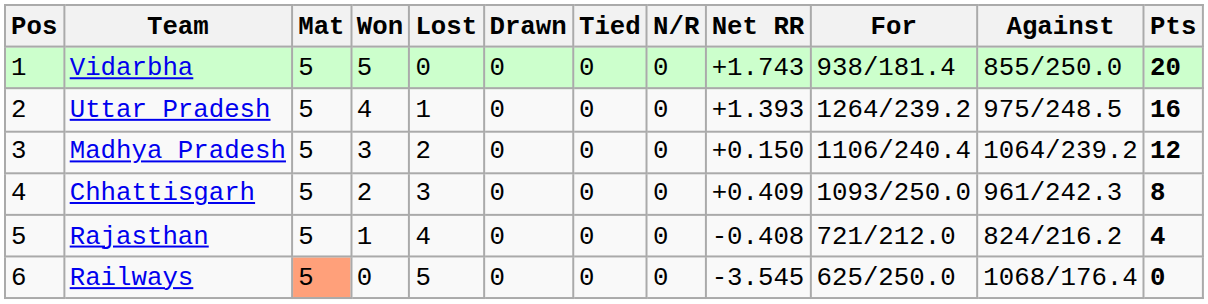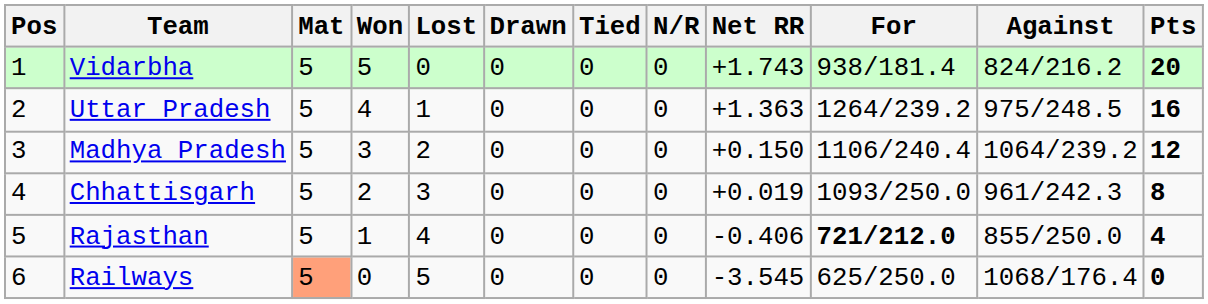(1053, 68) 855/250.0 -> (1053, 68) 824/216.2
(758, 110) +1.393 -> (758, 110) +1.363
(758, 194) +0.409 -> (758, 194) +0.019
(758, 236) -0.408 -> (758, 236) -0.406
(886, 236) normal -> (886, 236) bold
(1053, 236) 824/216.2 -> (1053, 236) 855/250.0
